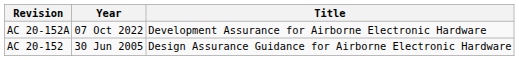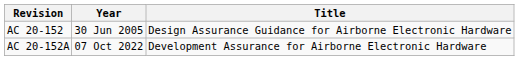rows swapped: (35, 47) <-> (38, 30)
